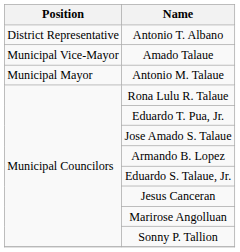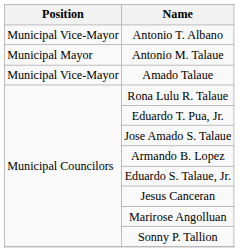(63, 35) District Representative -> (63, 35) Municipal Vice-Mayor
rows swapped: (178, 75) <-> (178, 55)
